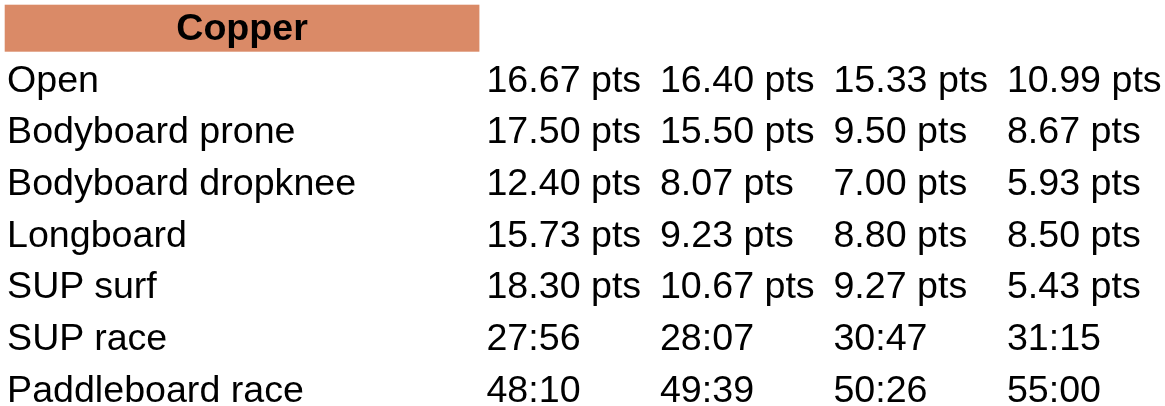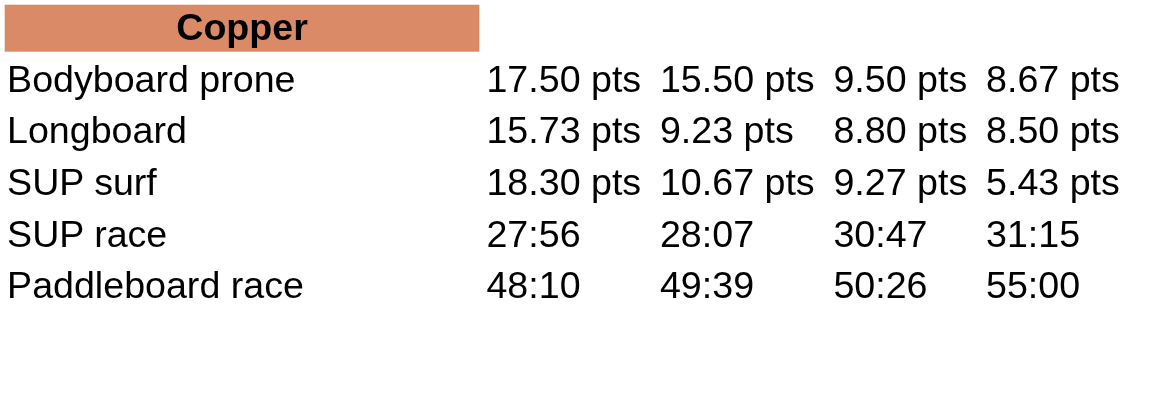- row: (53, 79)
- row: (182, 182)
